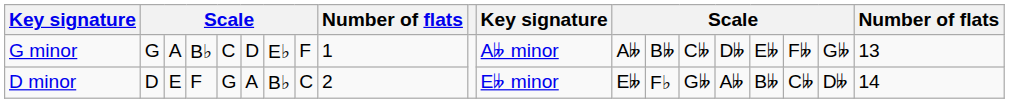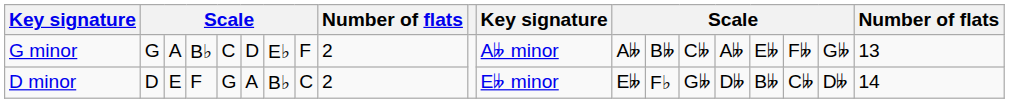(327, 50) 1 -> (327, 50) 2
(732, 50) D𝄫 -> (732, 50) A𝄫
(732, 82) A𝄫 -> (732, 82) D𝄫
